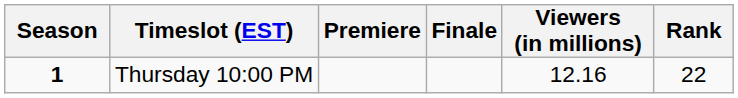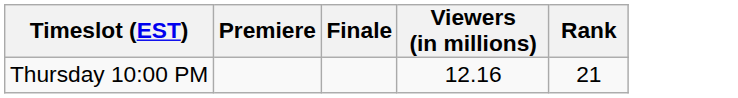- column: (57, 30)
(694, 75) 22 -> (589, 75) 21
